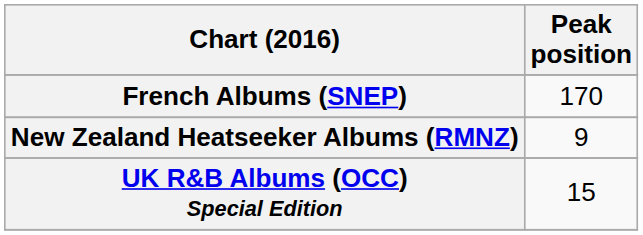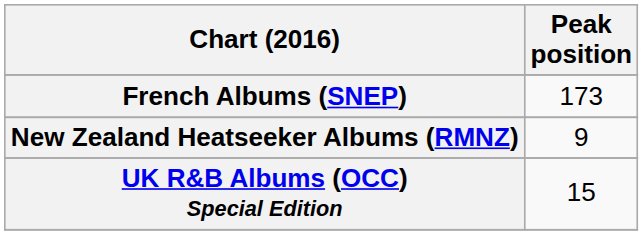(581, 95) 170 -> (581, 95) 173
